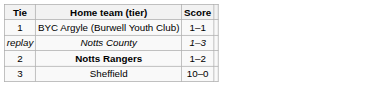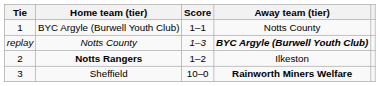+ column: (292, 12)
